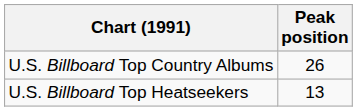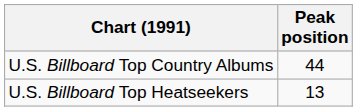(315, 65) 26 -> (315, 65) 44
